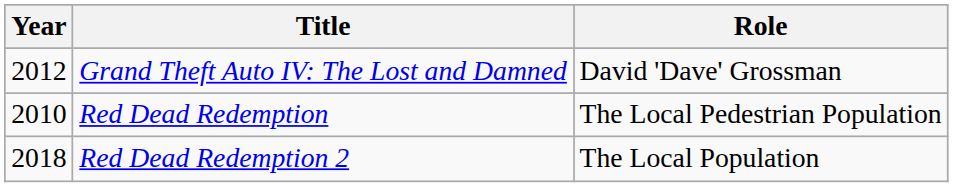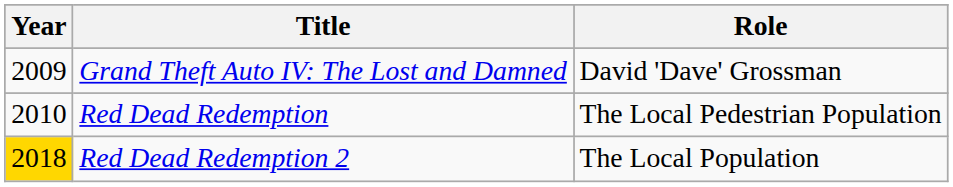(39, 70) 2012 -> (39, 70) 2009
(39, 158) no background -> (39, 158) gold background
